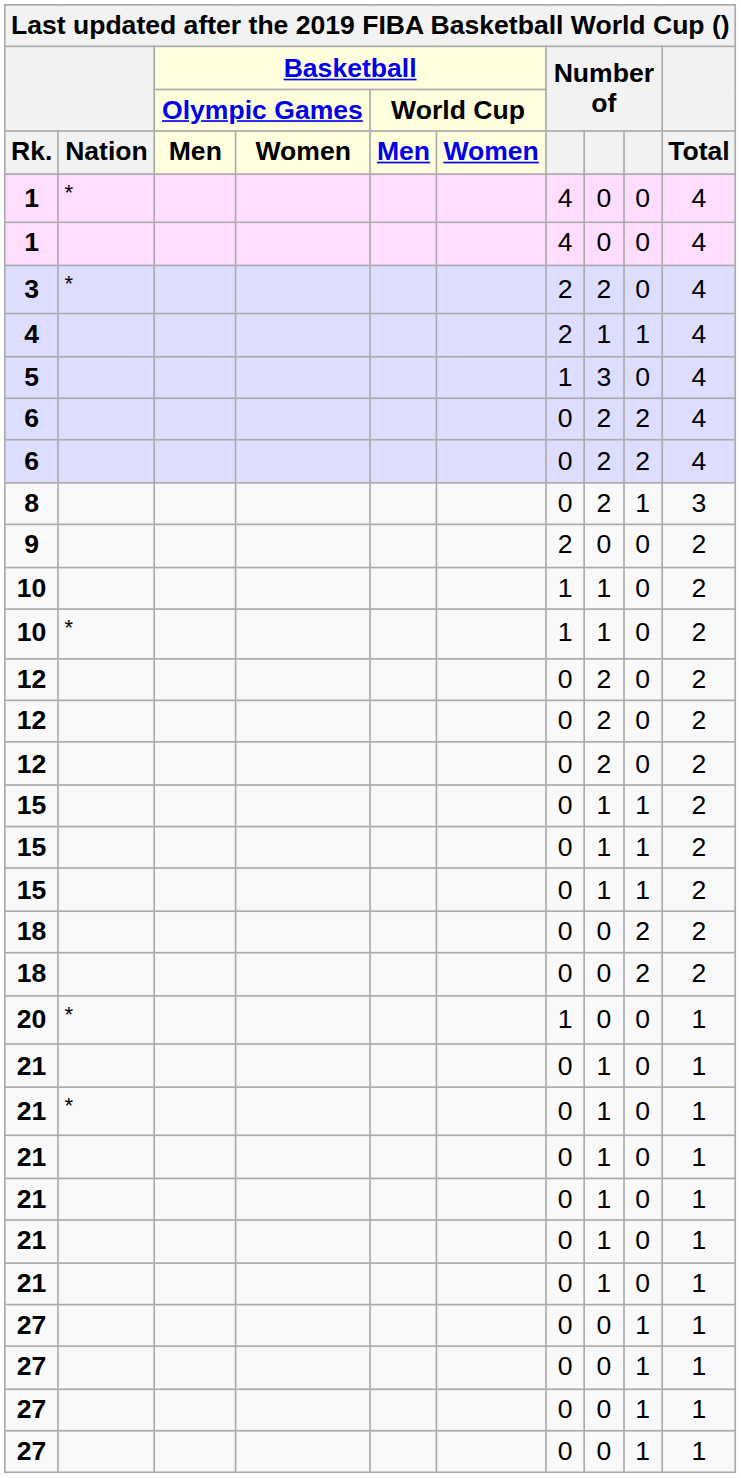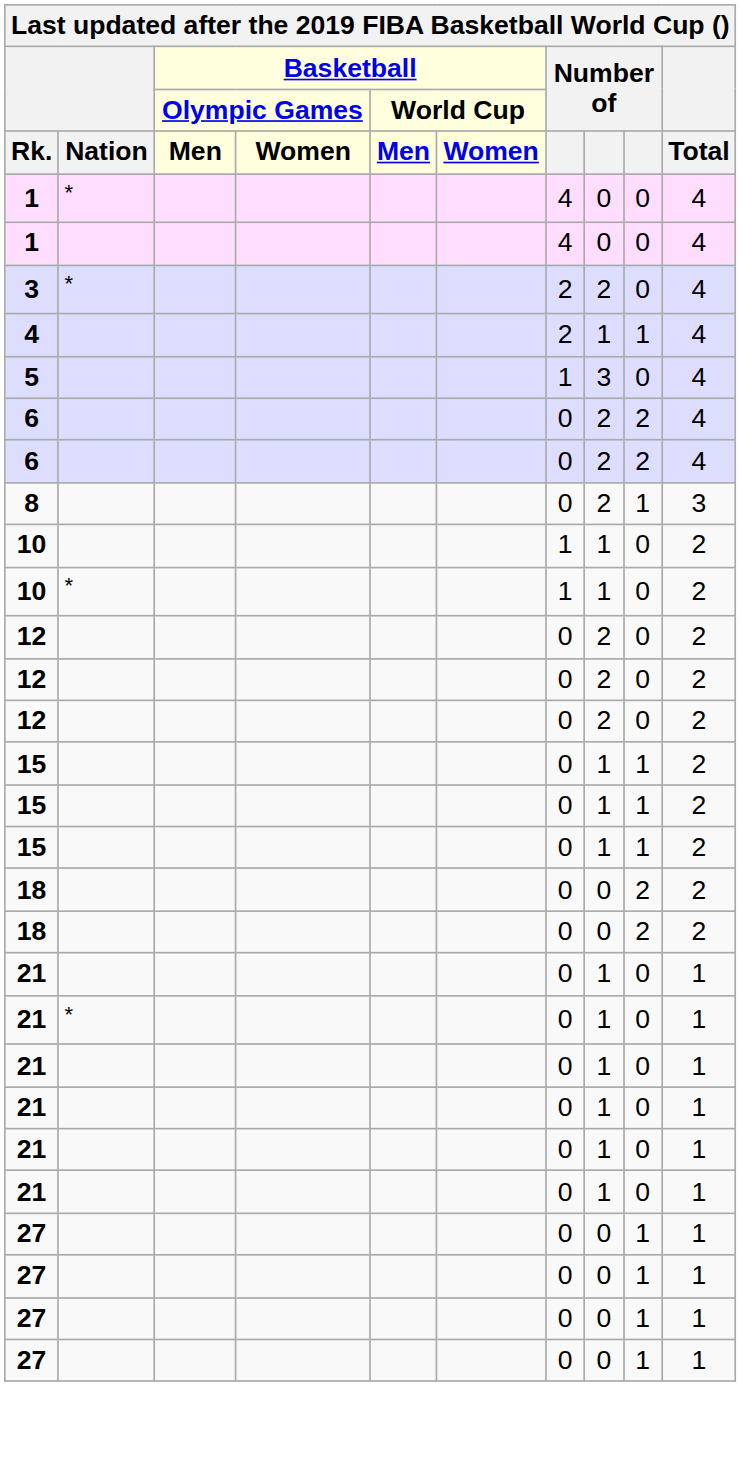- row: (32, 545)
- row: (32, 1019)
